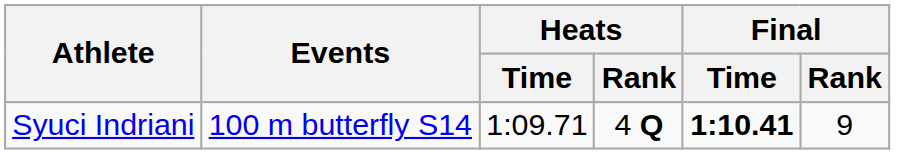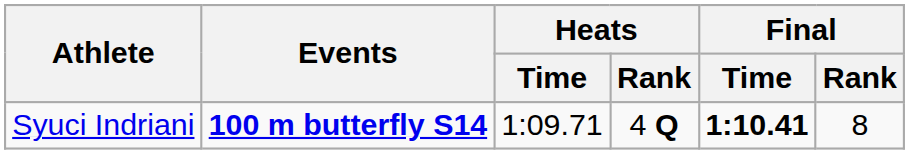(340, 125) normal -> (348, 125) bold
(845, 125) 9 -> (860, 125) 8
